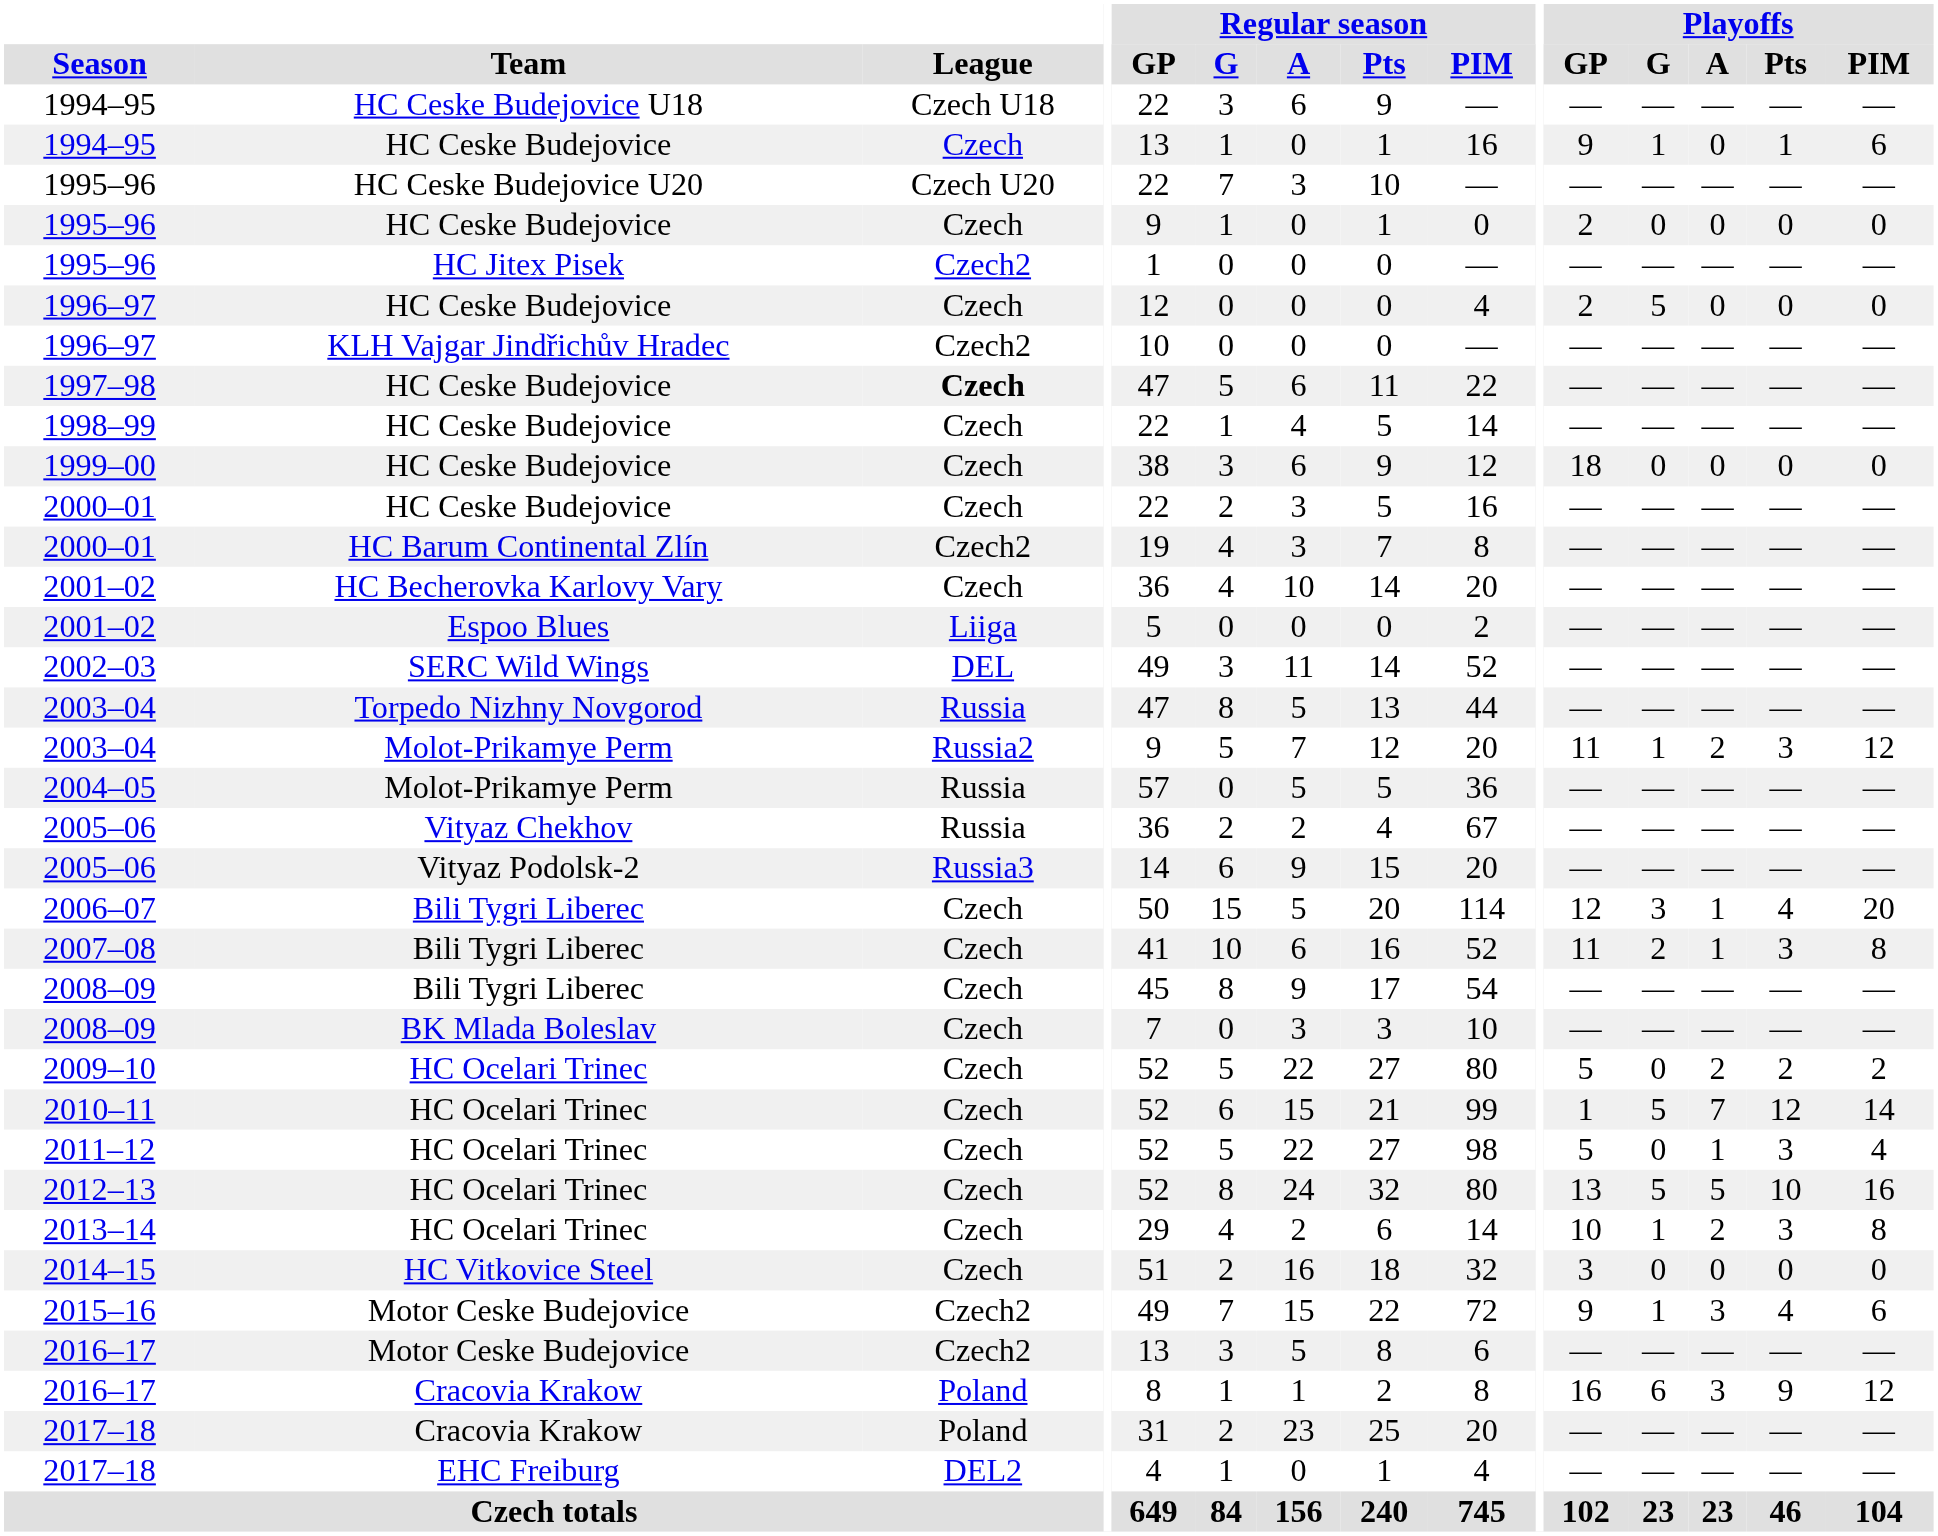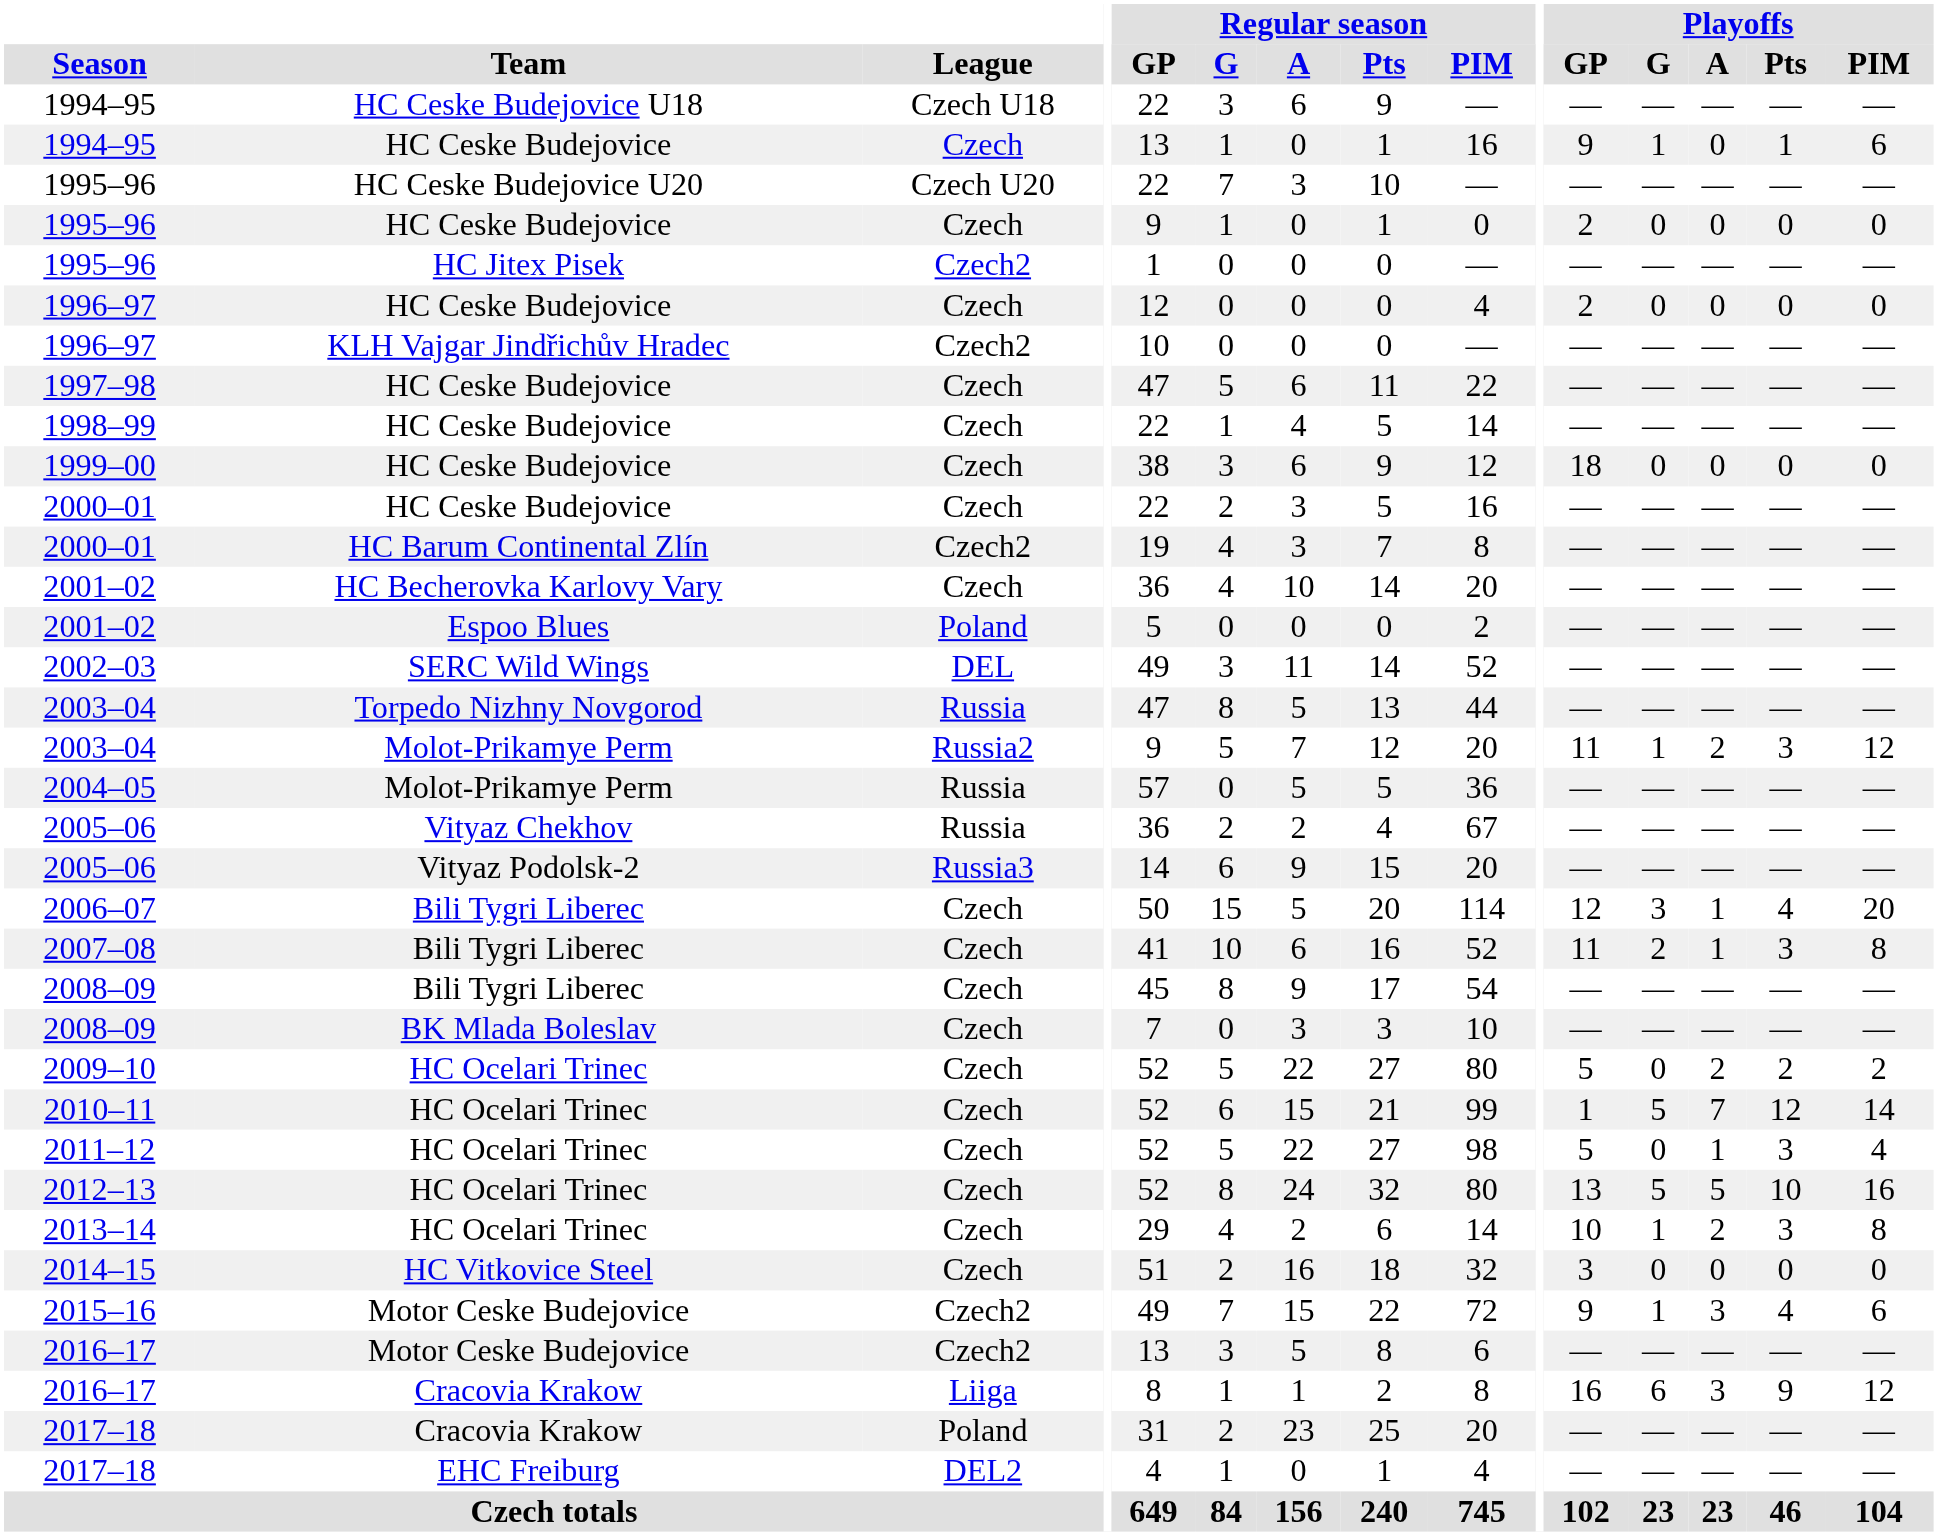(1658, 304) 5 -> (1658, 304) 0
(983, 385) bold -> (983, 385) normal
(983, 626) Liiga -> (983, 626) Poland
(983, 1390) Poland -> (983, 1390) Liiga
